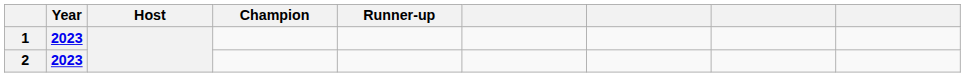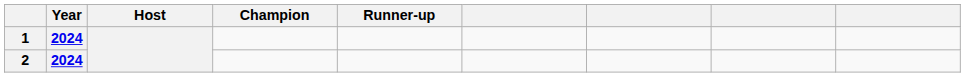(67, 38) 2023 -> (67, 38) 2024
(67, 60) 2023 -> (67, 60) 2024
